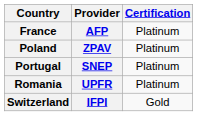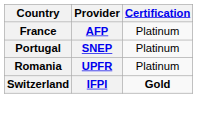- row: (38, 48)
(158, 102) normal -> (158, 84) bold
